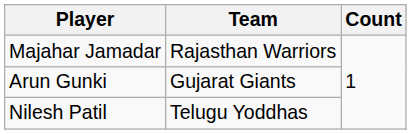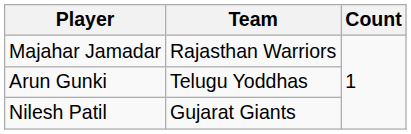(233, 81) Gujarat Giants -> (239, 81) Telugu Yoddhas
(239, 112) Telugu Yoddhas -> (233, 112) Gujarat Giants
